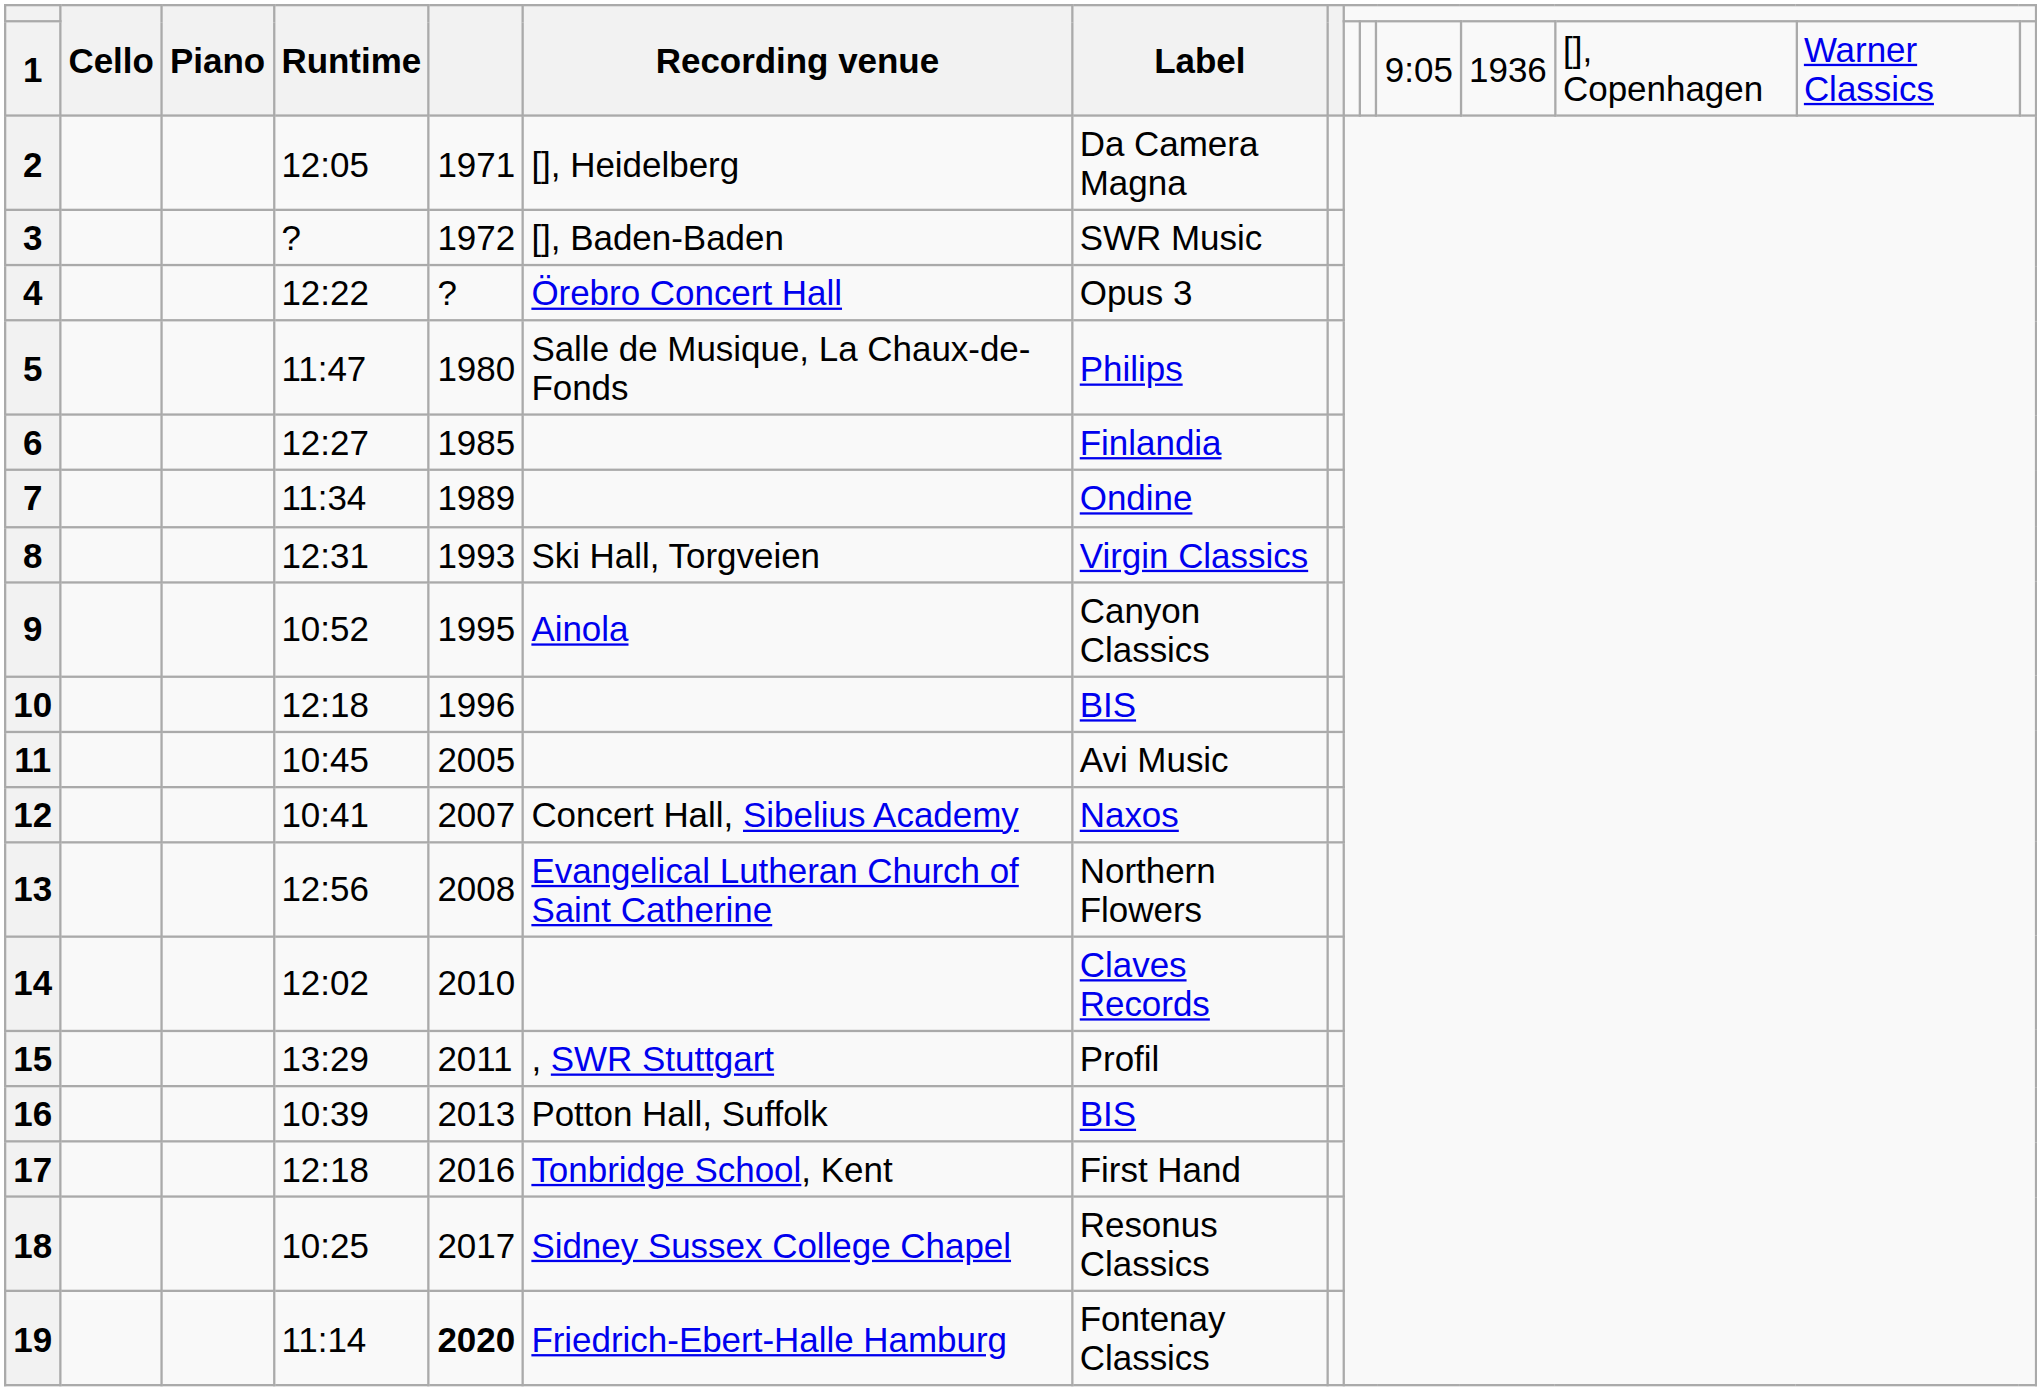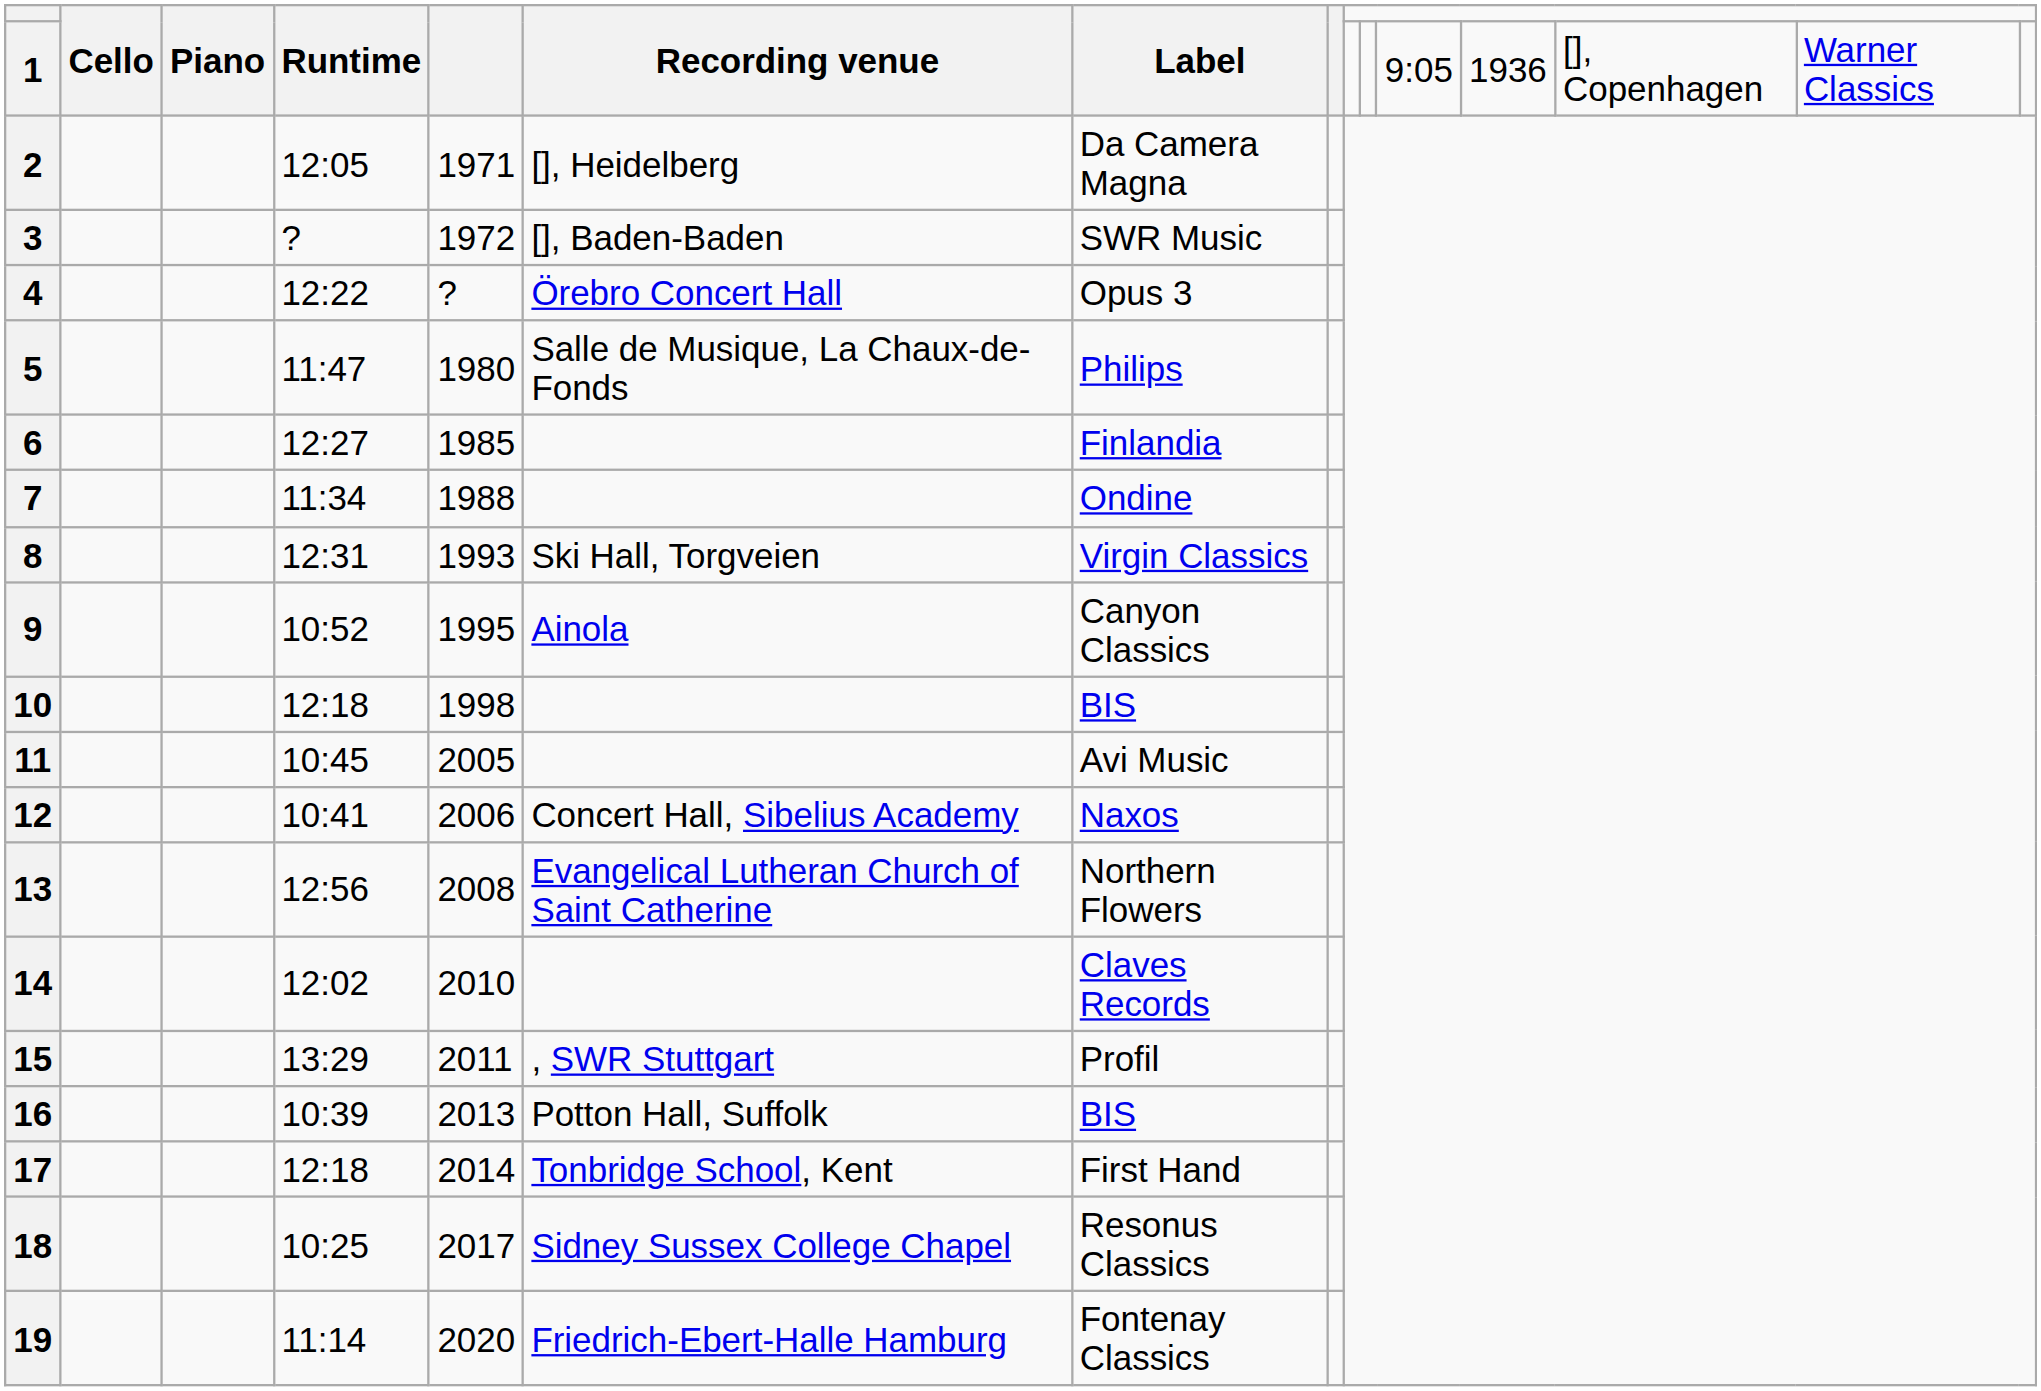(476, 499) 1989 -> (476, 499) 1988
(476, 704) 1996 -> (476, 704) 1998
(476, 814) 2007 -> (476, 814) 2006
(476, 1169) 2016 -> (476, 1169) 2014
(476, 1339) bold -> (476, 1339) normal
